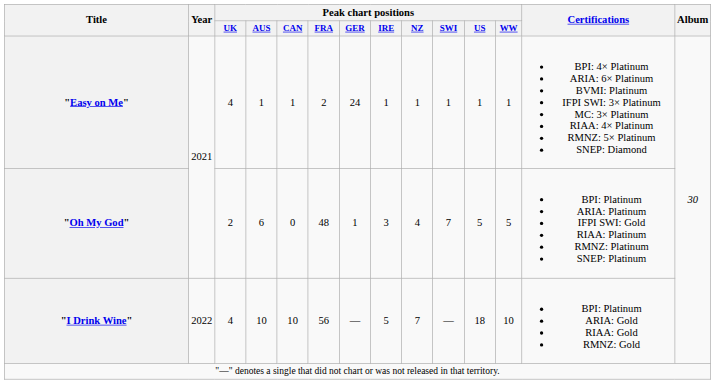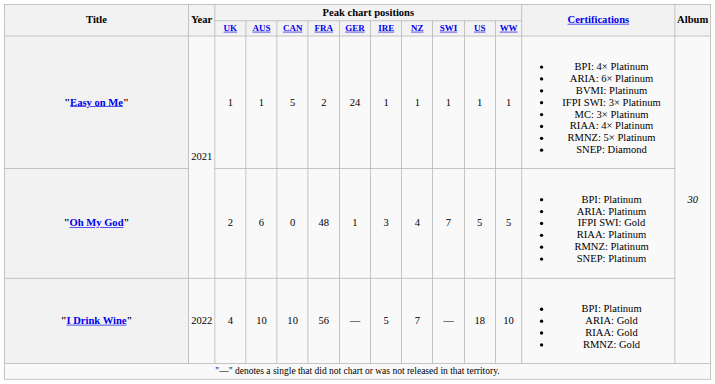(230, 102) 4 -> (230, 102) 1
(293, 102) 1 -> (293, 102) 5
